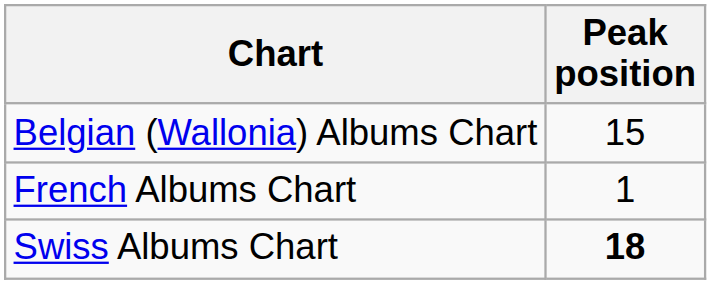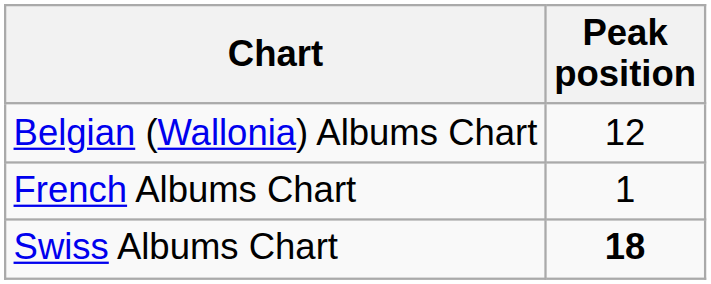(625, 132) 15 -> (625, 132) 12
